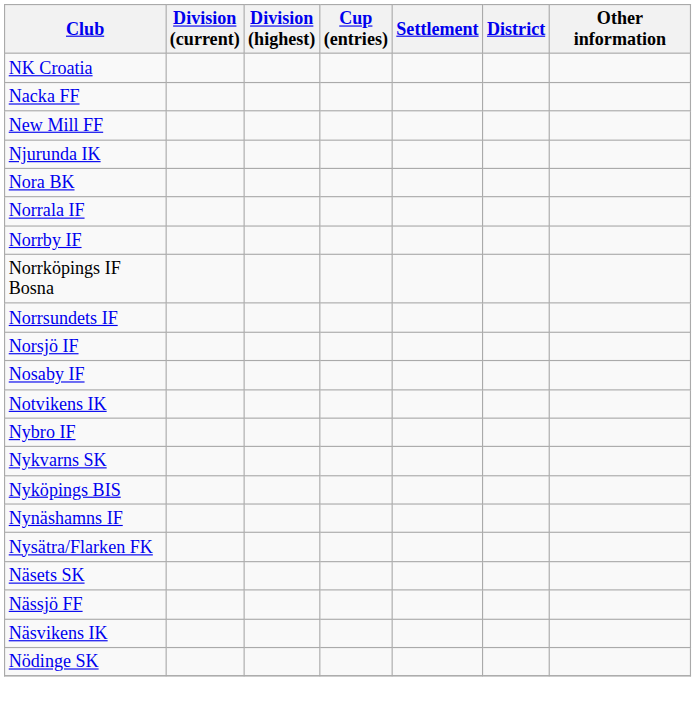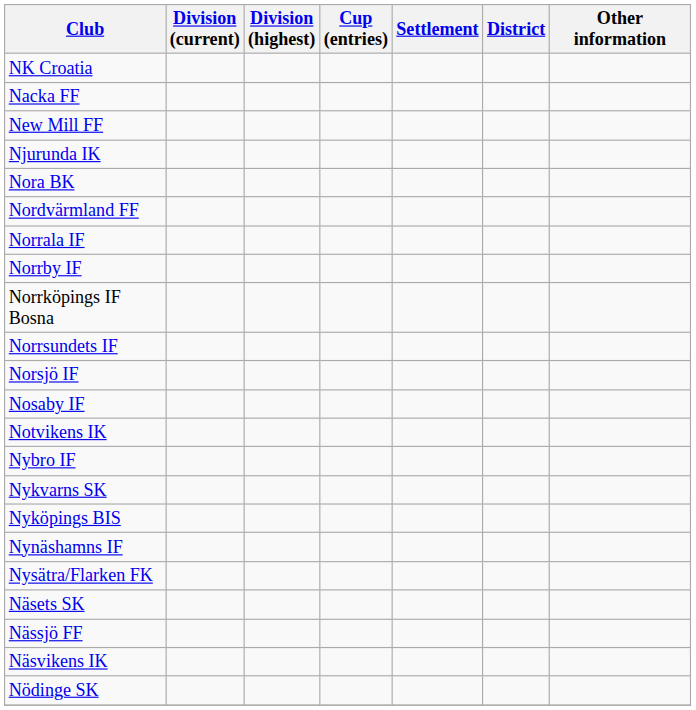+ row: (74, 211)
